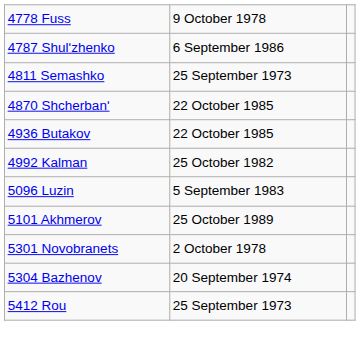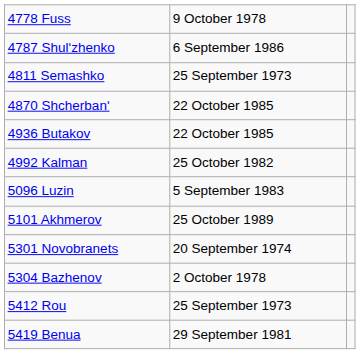(219, 248) 2 October 1978 -> (232, 248) 20 September 1974
(232, 277) 20 September 1974 -> (219, 277) 2 October 1978
+ row: (44, 334)
